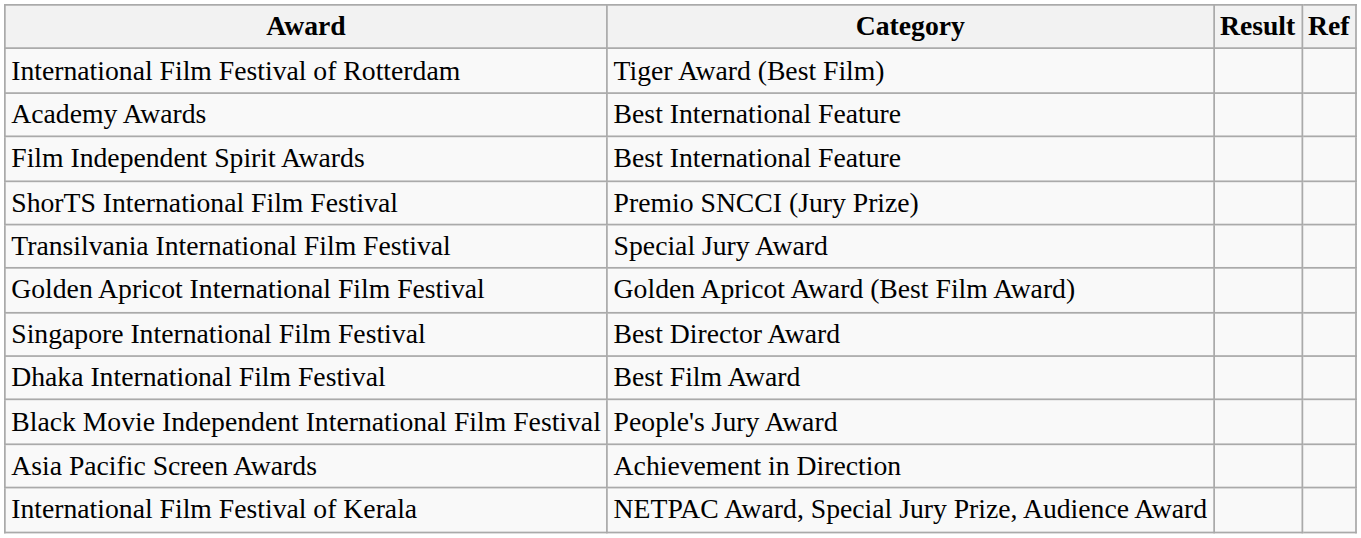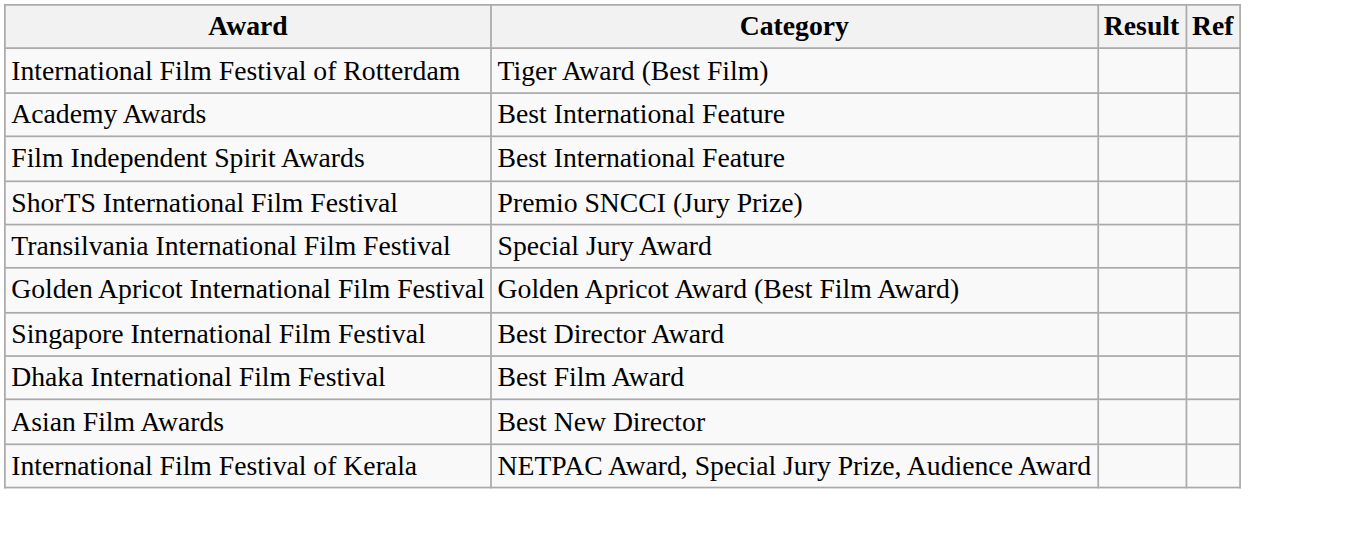- row: (306, 421)
+ row: (118, 421)
- row: (164, 465)
